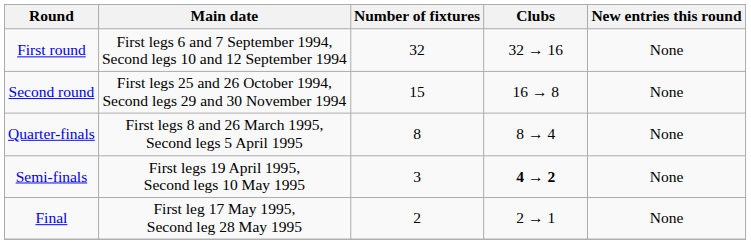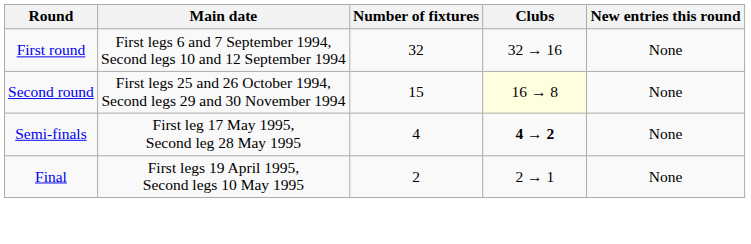(536, 92) no background -> (535, 92) lightyellow background
- row: (51, 134)
(224, 176) First legs 19 April 1995, Second legs 10 May 1995 -> (223, 134) First leg 17 May 1995, Second leg 28 May 1995
(417, 176) 3 -> (416, 134) 4
(224, 218) First leg 17 May 1995, Second leg 28 May 1995 -> (223, 176) First legs 19 April 1995, Second legs 10 May 1995
